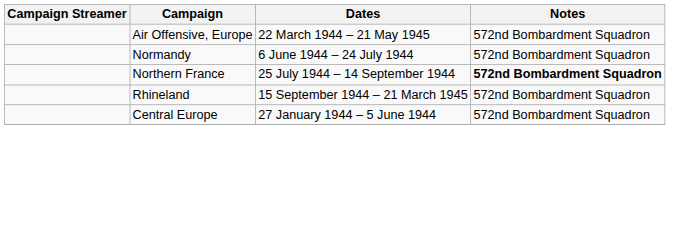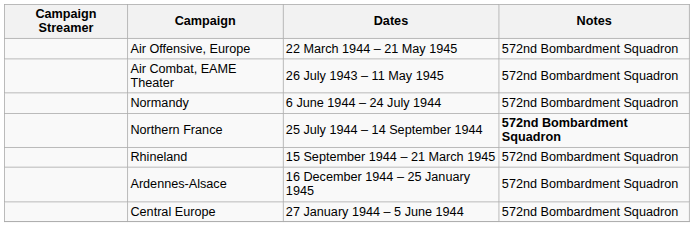+ row: (183, 75)
+ row: (179, 184)
